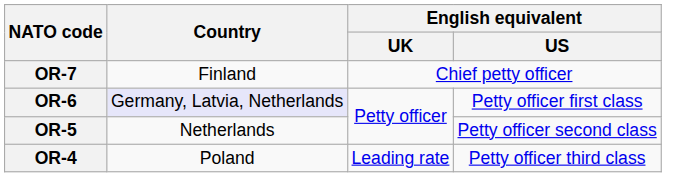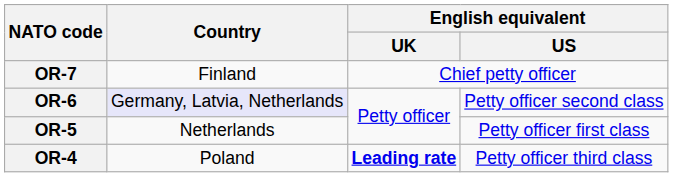(557, 102) Petty officer first class -> (564, 102) Petty officer second class
(557, 130) Petty officer second class -> (564, 130) Petty officer first class
(400, 158) normal -> (404, 158) bold
